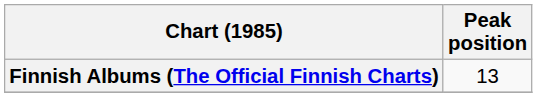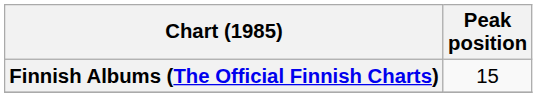(488, 75) 13 -> (488, 75) 15
